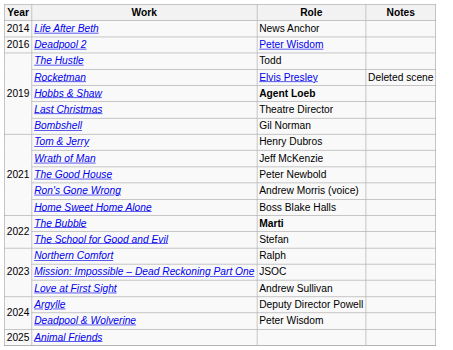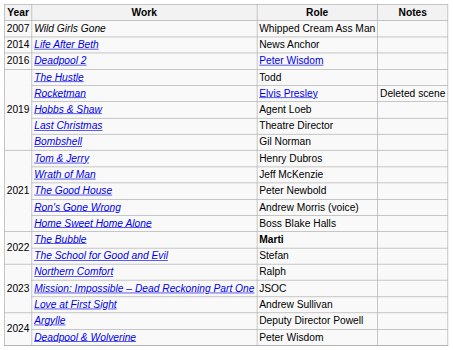+ row: (70, 28)
(287, 93) bold -> (285, 110) normal
- row: (68, 337)
